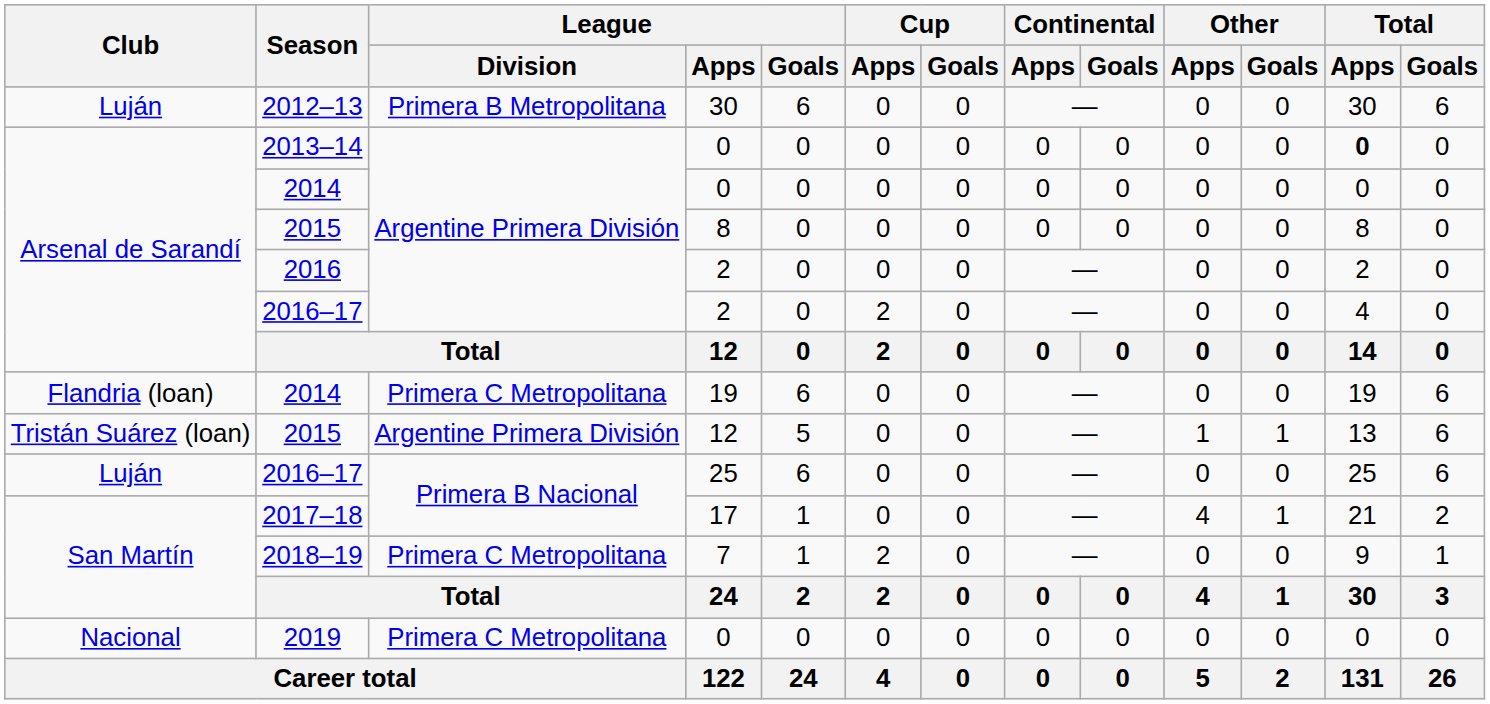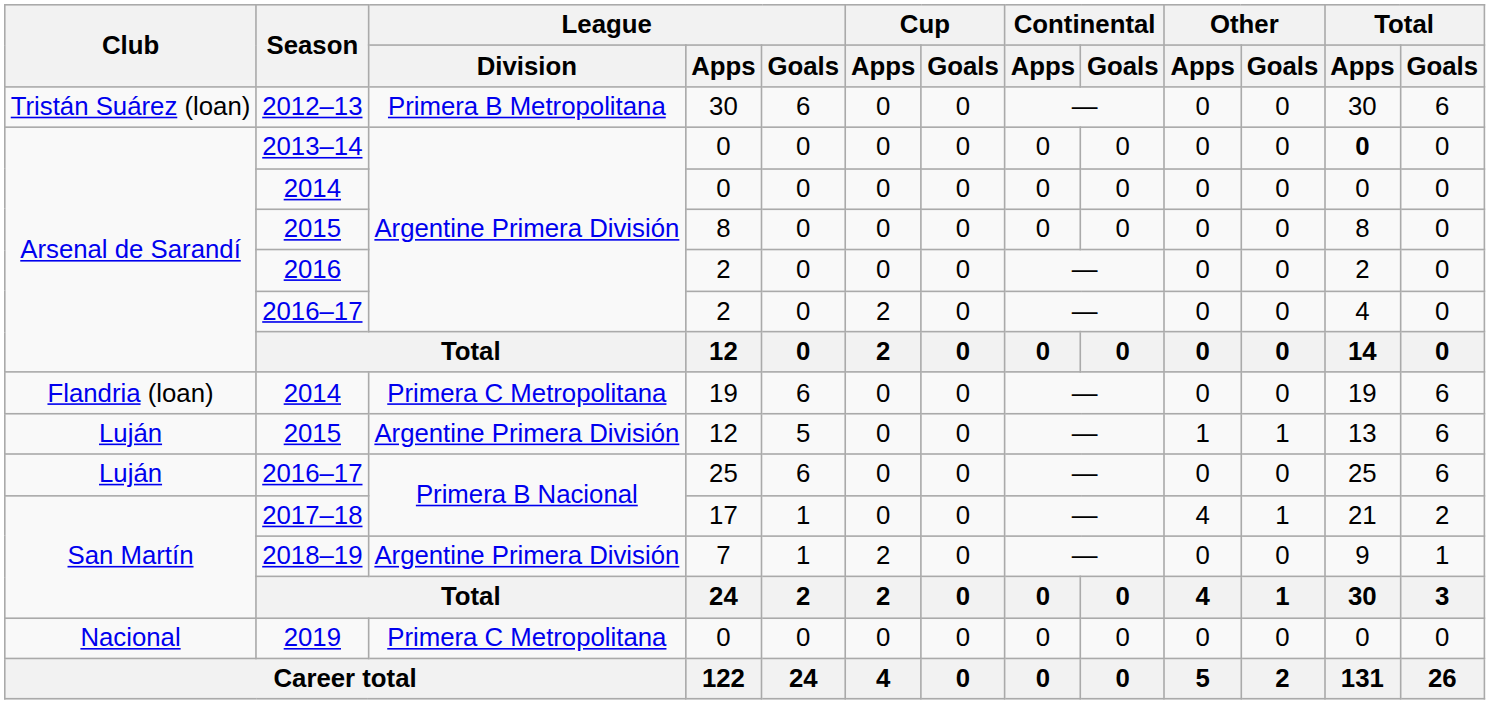(131, 106) Luján -> (131, 106) Tristán Suárez (loan)
(131, 433) Tristán Suárez (loan) -> (131, 433) Luján
(527, 556) Primera C Metropolitana -> (527, 556) Argentine Primera División
